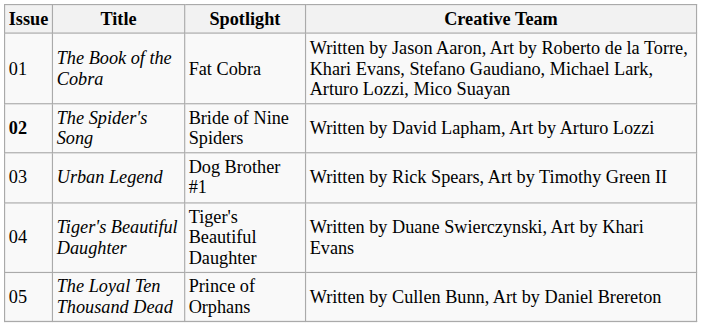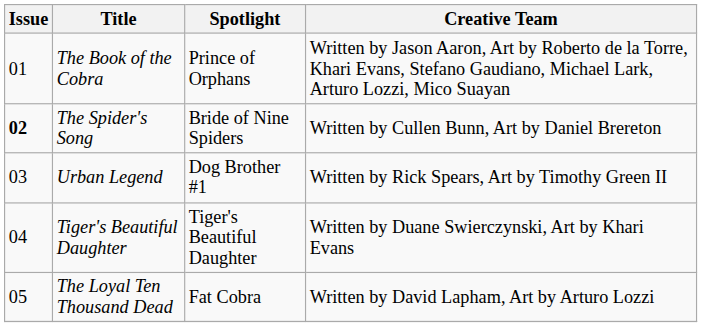(225, 68) Fat Cobra -> (222, 68) Prince of Orphans
(482, 128) Written by David Lapham, Art by Arturo Lozzi -> (486, 128) Written by Cullen Bunn, Art by Daniel Brereton
(222, 296) Prince of Orphans -> (225, 296) Fat Cobra
(486, 296) Written by Cullen Bunn, Art by Daniel Brereton -> (482, 296) Written by David Lapham, Art by Arturo Lozzi
